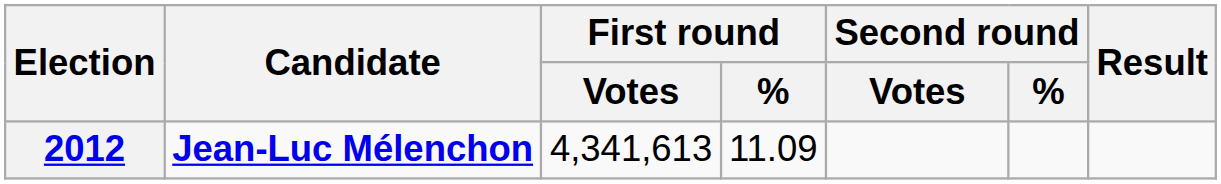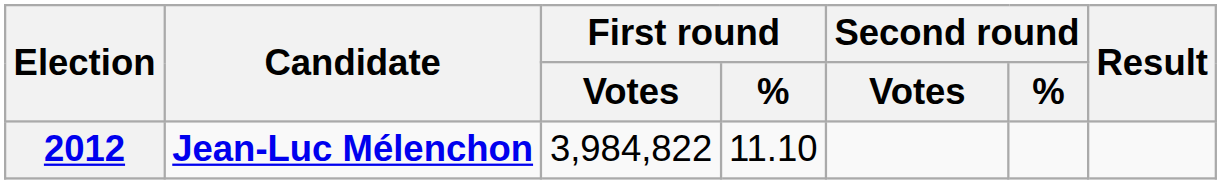(631, 149) 4,341,613 -> (631, 149) 3,984,822
(773, 149) 11.09 -> (773, 149) 11.10
